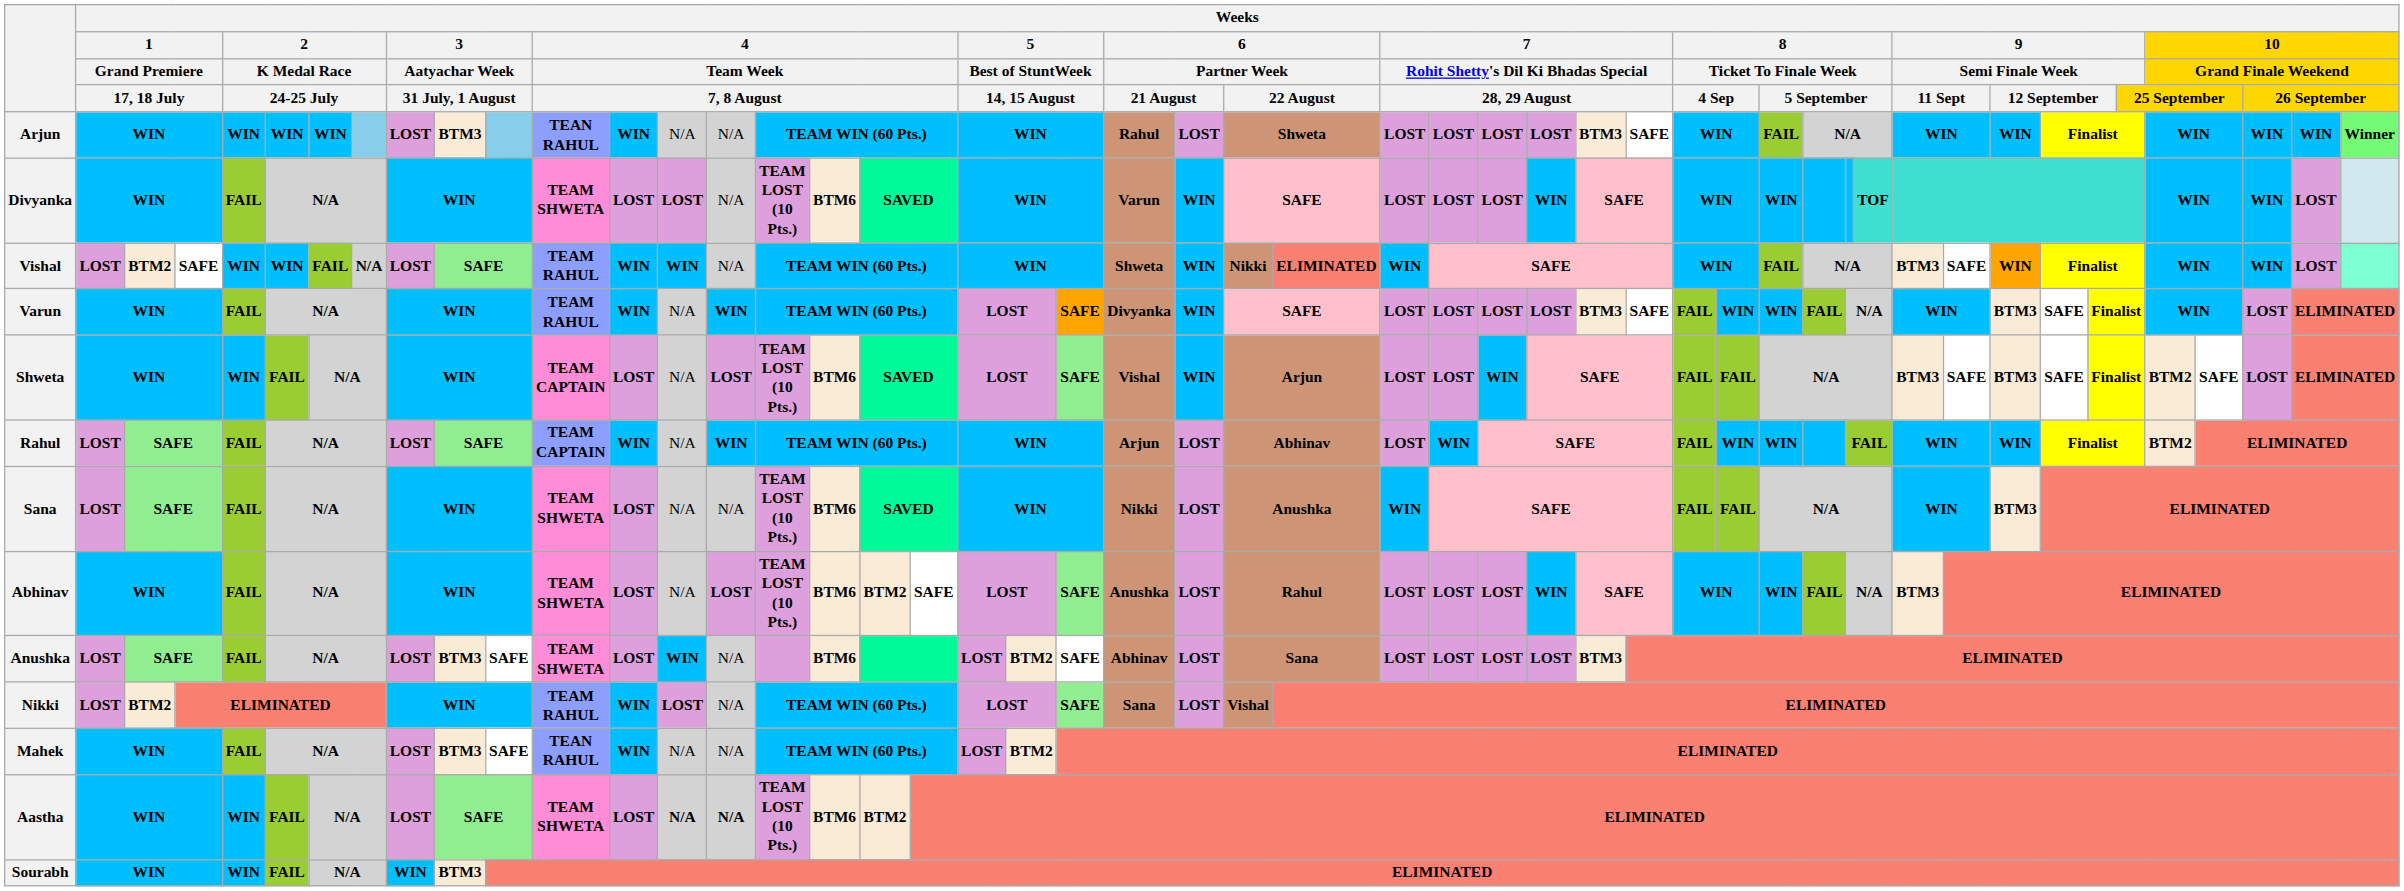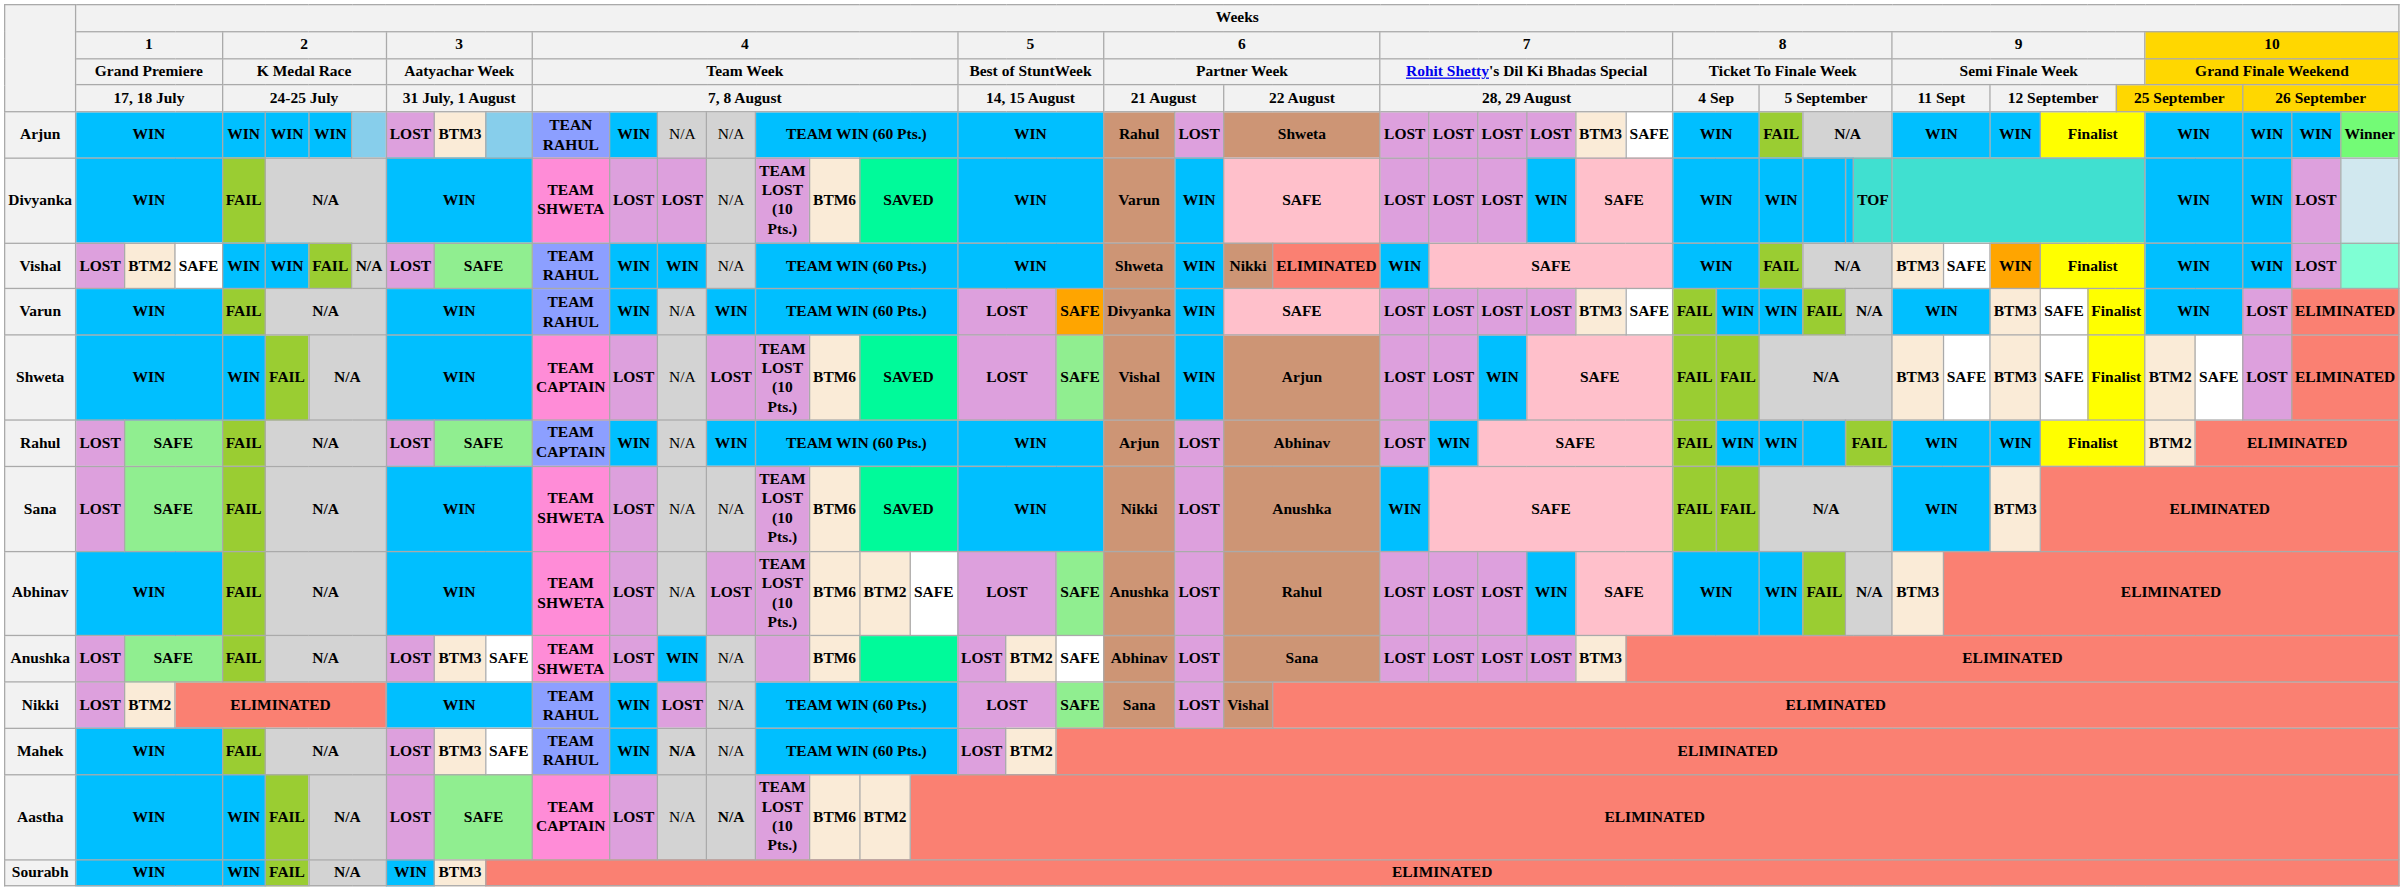(571, 751) TEAN RAHUL -> (571, 751) TEAM RAHUL
(682, 751) normal -> (682, 751) bold
(571, 816) TEAM SHWETA -> (571, 816) TEAM CAPTAIN
(682, 816) bold -> (682, 816) normal
